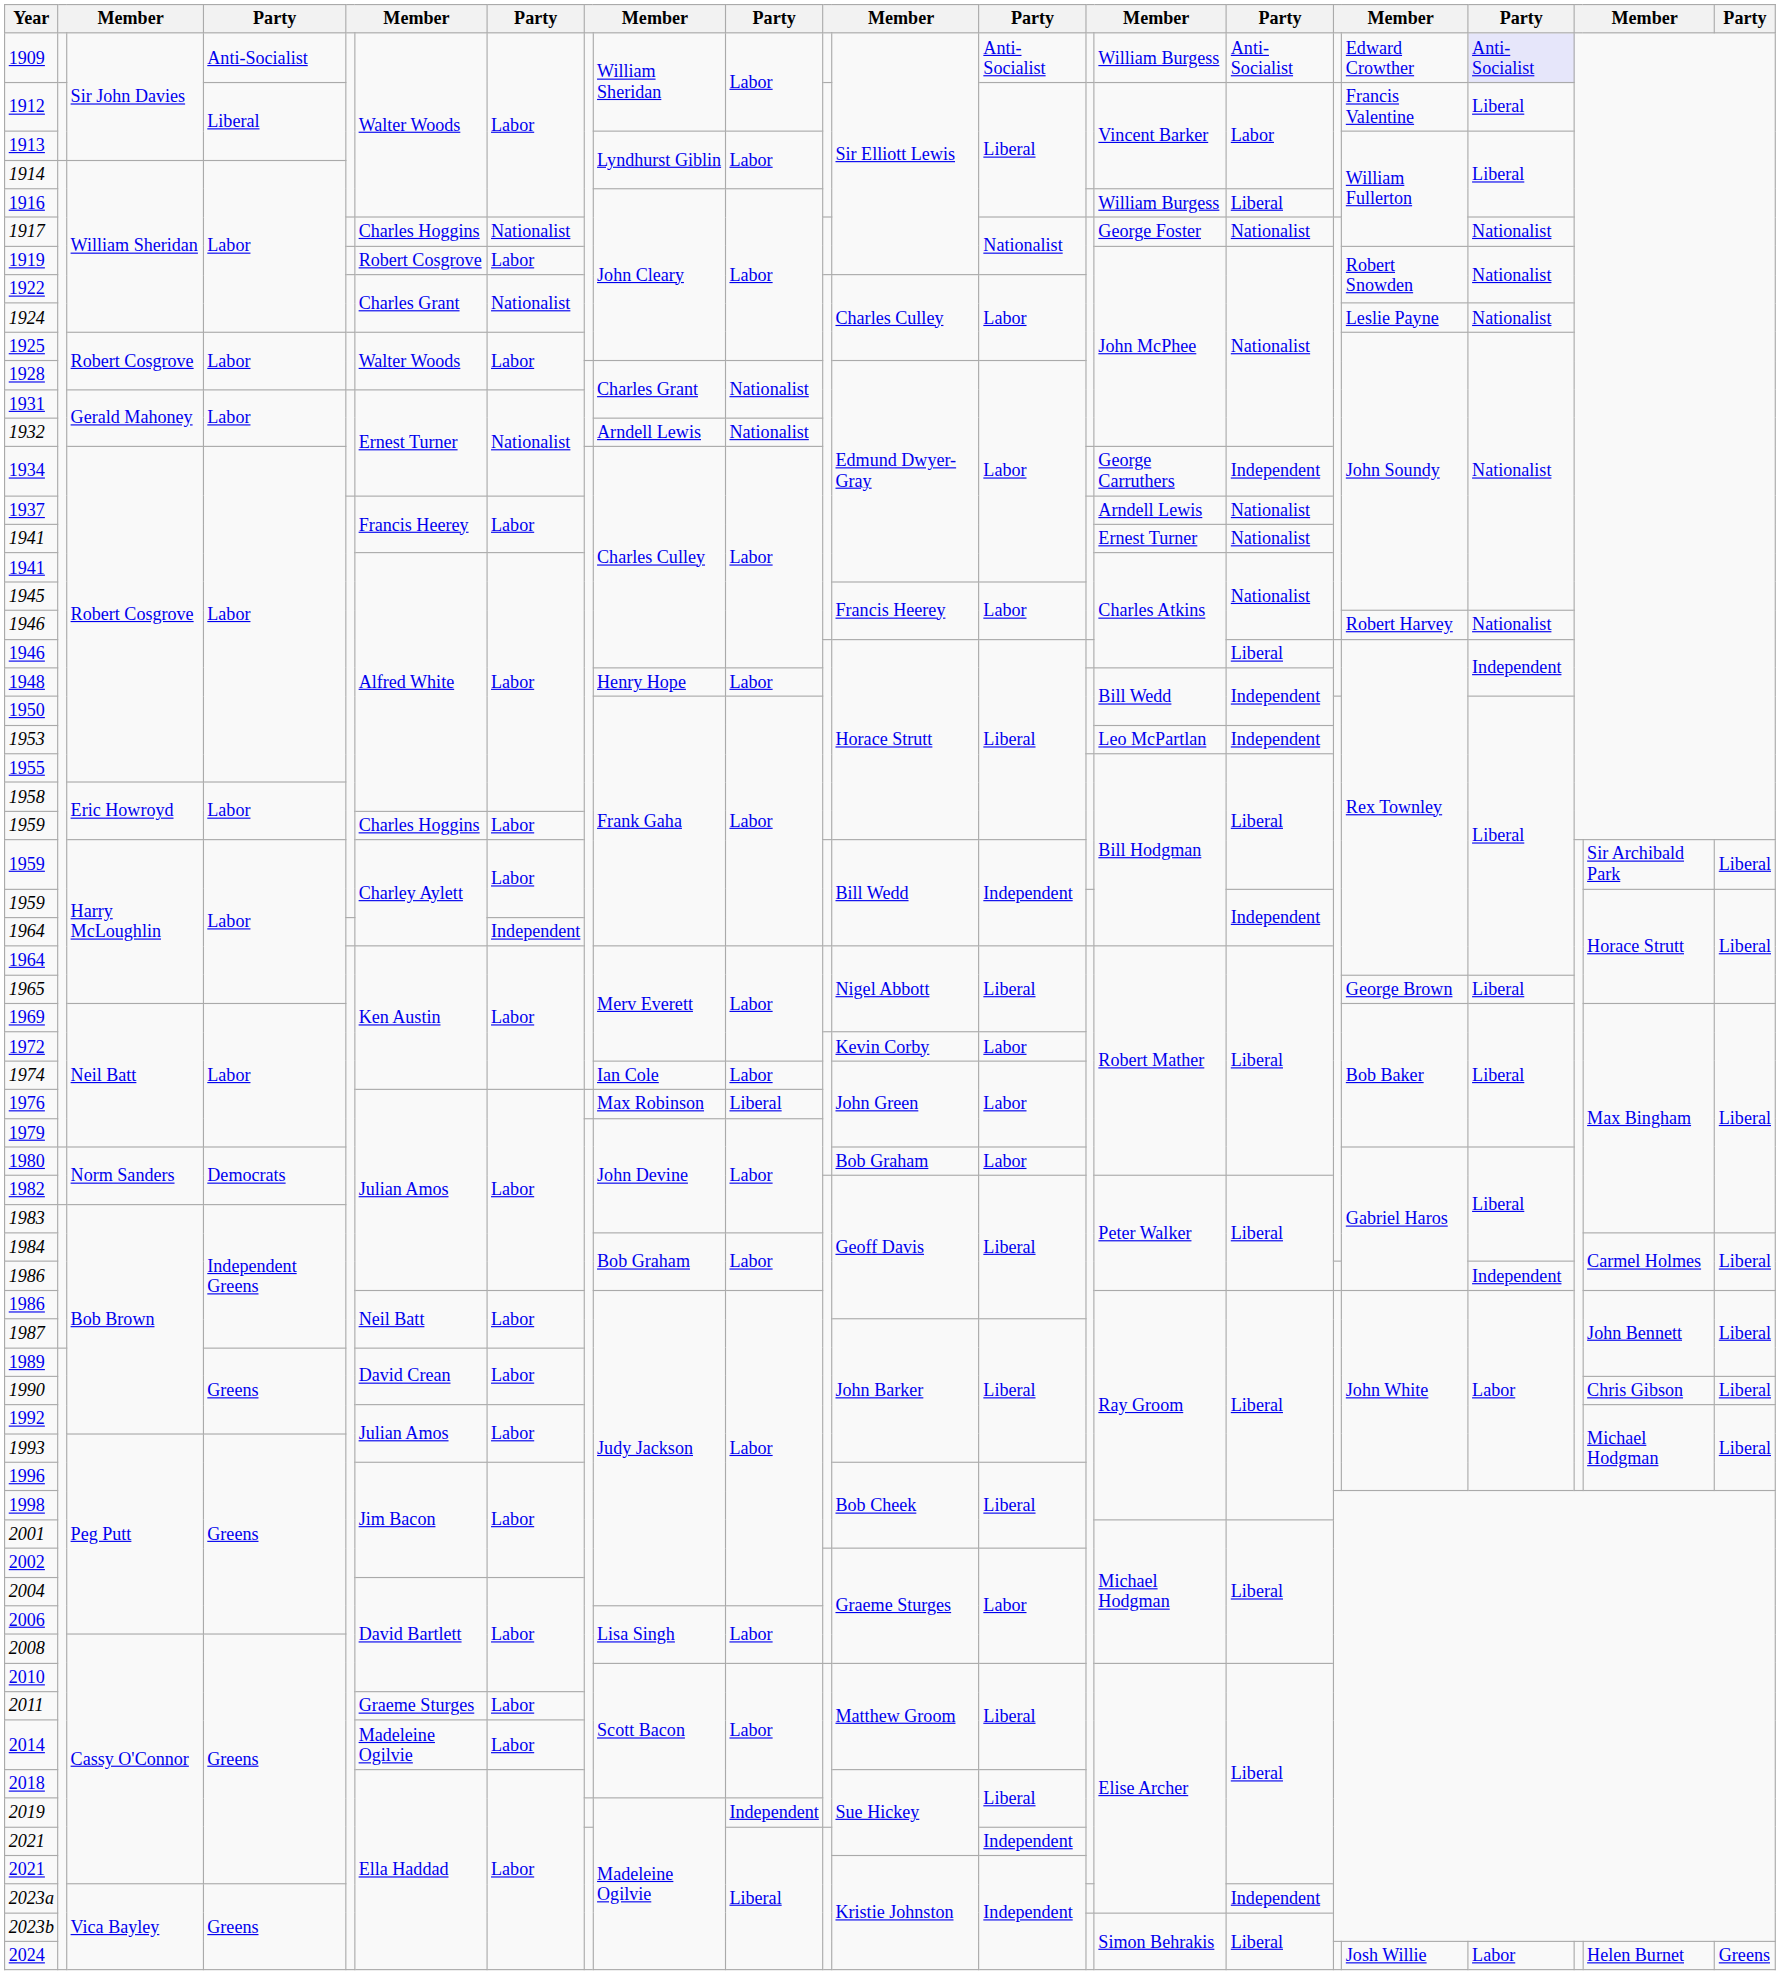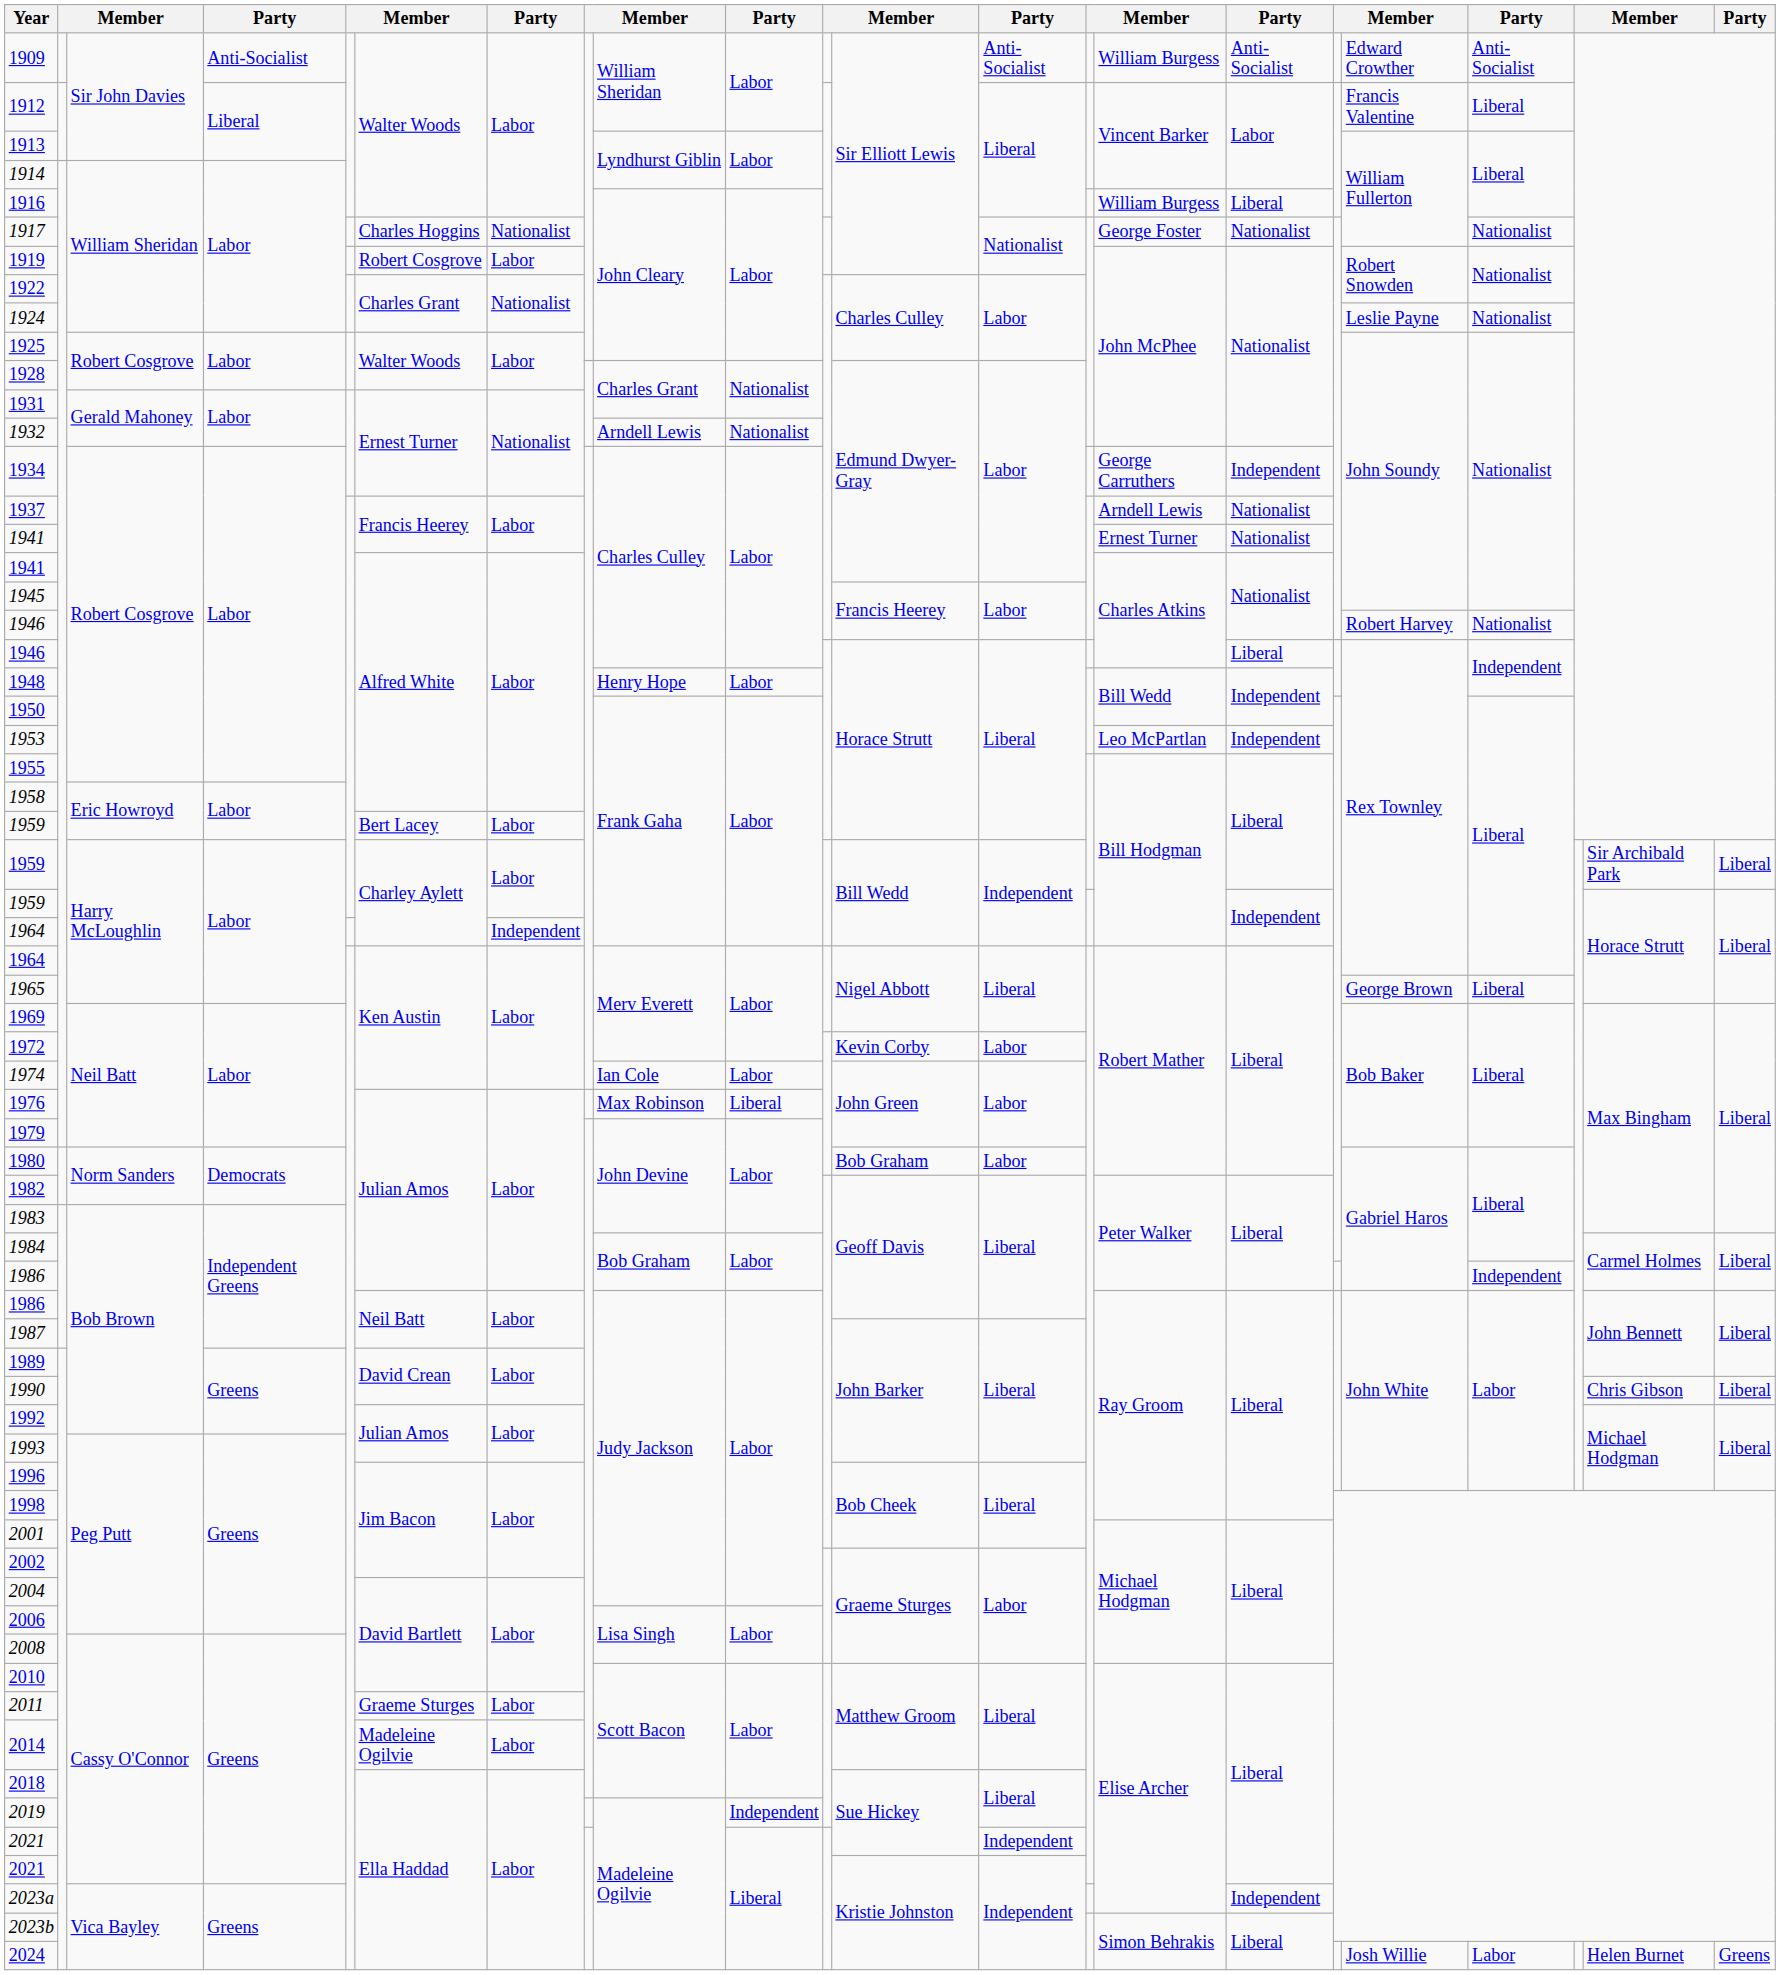(1503, 57) lavender background -> (1503, 57) no background
(419, 825) Charles Hoggins -> (399, 825) Bert Lacey
